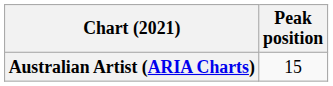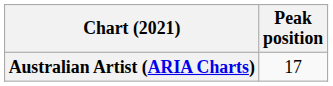(293, 66) 15 -> (293, 66) 17
